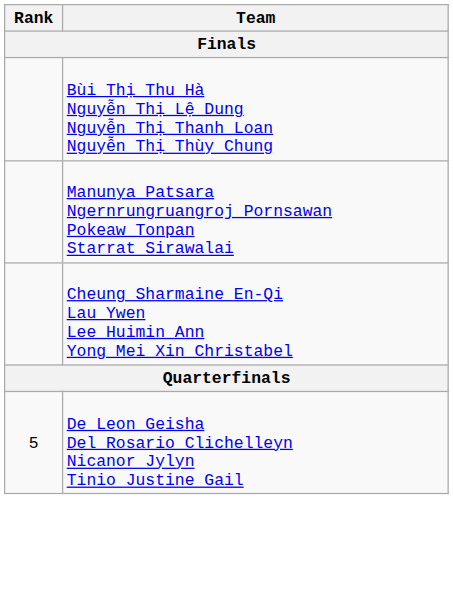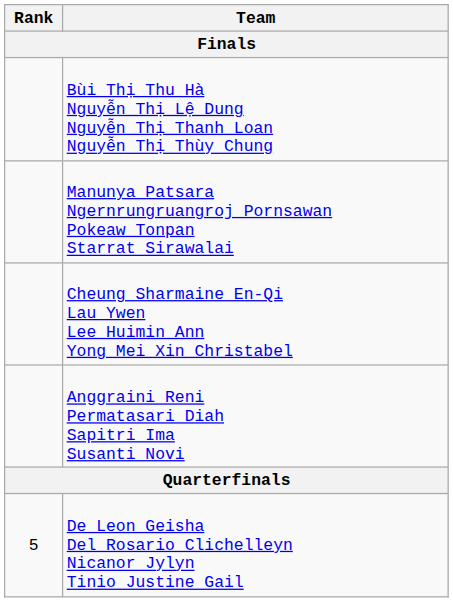+ row: (145, 426)
